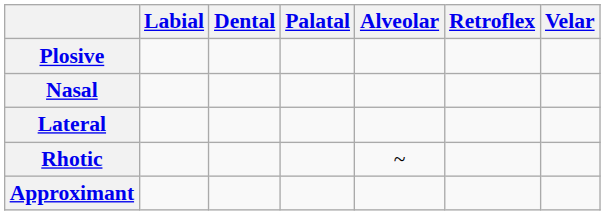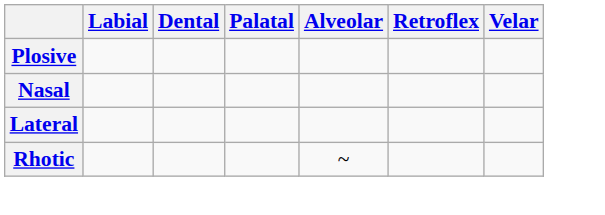- row: (72, 192)
